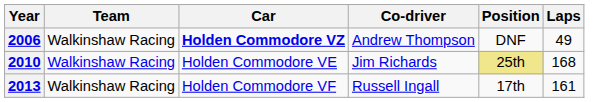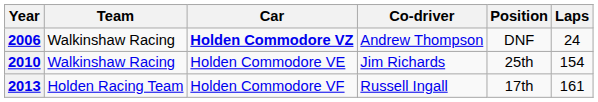(564, 40) 49 -> (572, 40) 24
(511, 63) khaki background -> (519, 63) no background
(564, 63) 168 -> (572, 63) 154
(111, 86) Walkinshaw Racing -> (115, 86) Holden Racing Team
